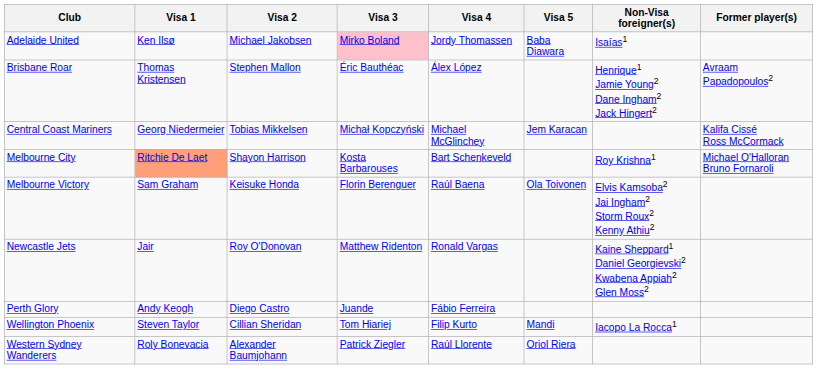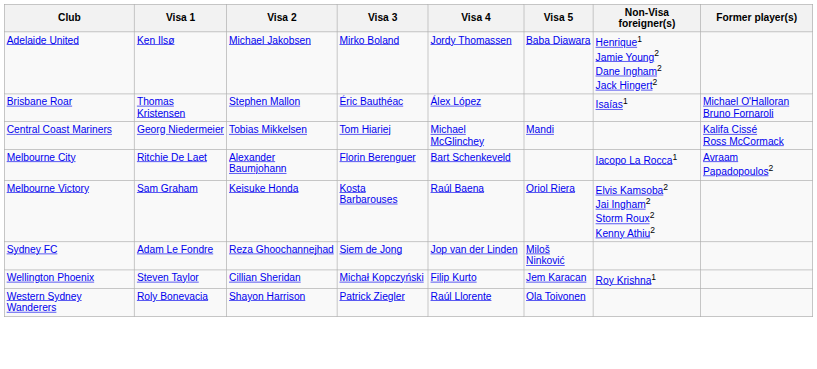(370, 40) pink background -> (369, 40) no background
(611, 41) Isaías1 -> (629, 63) Henrique1 Jamie Young2 Dane Ingham2 Jack Hingert2
(628, 90) Henrique1 Jamie Young2 Dane Ingham2 Jack Hingert2 -> (612, 103) Isaías1
(738, 75) Avraam Papadopoulos2 -> (746, 108) Michael O'Halloran Bruno Fornaroli
(382, 130) Michał Kopczyński -> (365, 130) Tom Hiariej
(557, 130) Jem Karacan -> (540, 130) Mandi
(172, 157) lightsalmon background -> (172, 157) no background
(268, 157) Shayon Harrison -> (258, 163) Alexander Baumjohann
(369, 163) Kosta Barbarouses -> (378, 157) Florin Berenguer
(625, 159) Roy Krishna1 -> (636, 159) Iacopo La Rocca1
(746, 163) Michael O'Halloran Bruno Fornaroli -> (738, 164) Avraam Papadopoulos2
(378, 185) Florin Berenguer -> (368, 194) Kosta Barbarouses
(556, 185) Ola Toivonen -> (551, 188) Oriol Riera
- row: (41, 247)
- row: (33, 309)
+ row: (32, 250)
(365, 325) Tom Hiariej -> (382, 277) Michał Kopczyński
(541, 325) Mandi -> (556, 277) Jem Karacan
(636, 326) Iacopo La Rocca1 -> (626, 279) Roy Krishna1
(258, 350) Alexander Baumjohann -> (267, 296) Shayon Harrison
(551, 344) Oriol Riera -> (556, 296) Ola Toivonen
